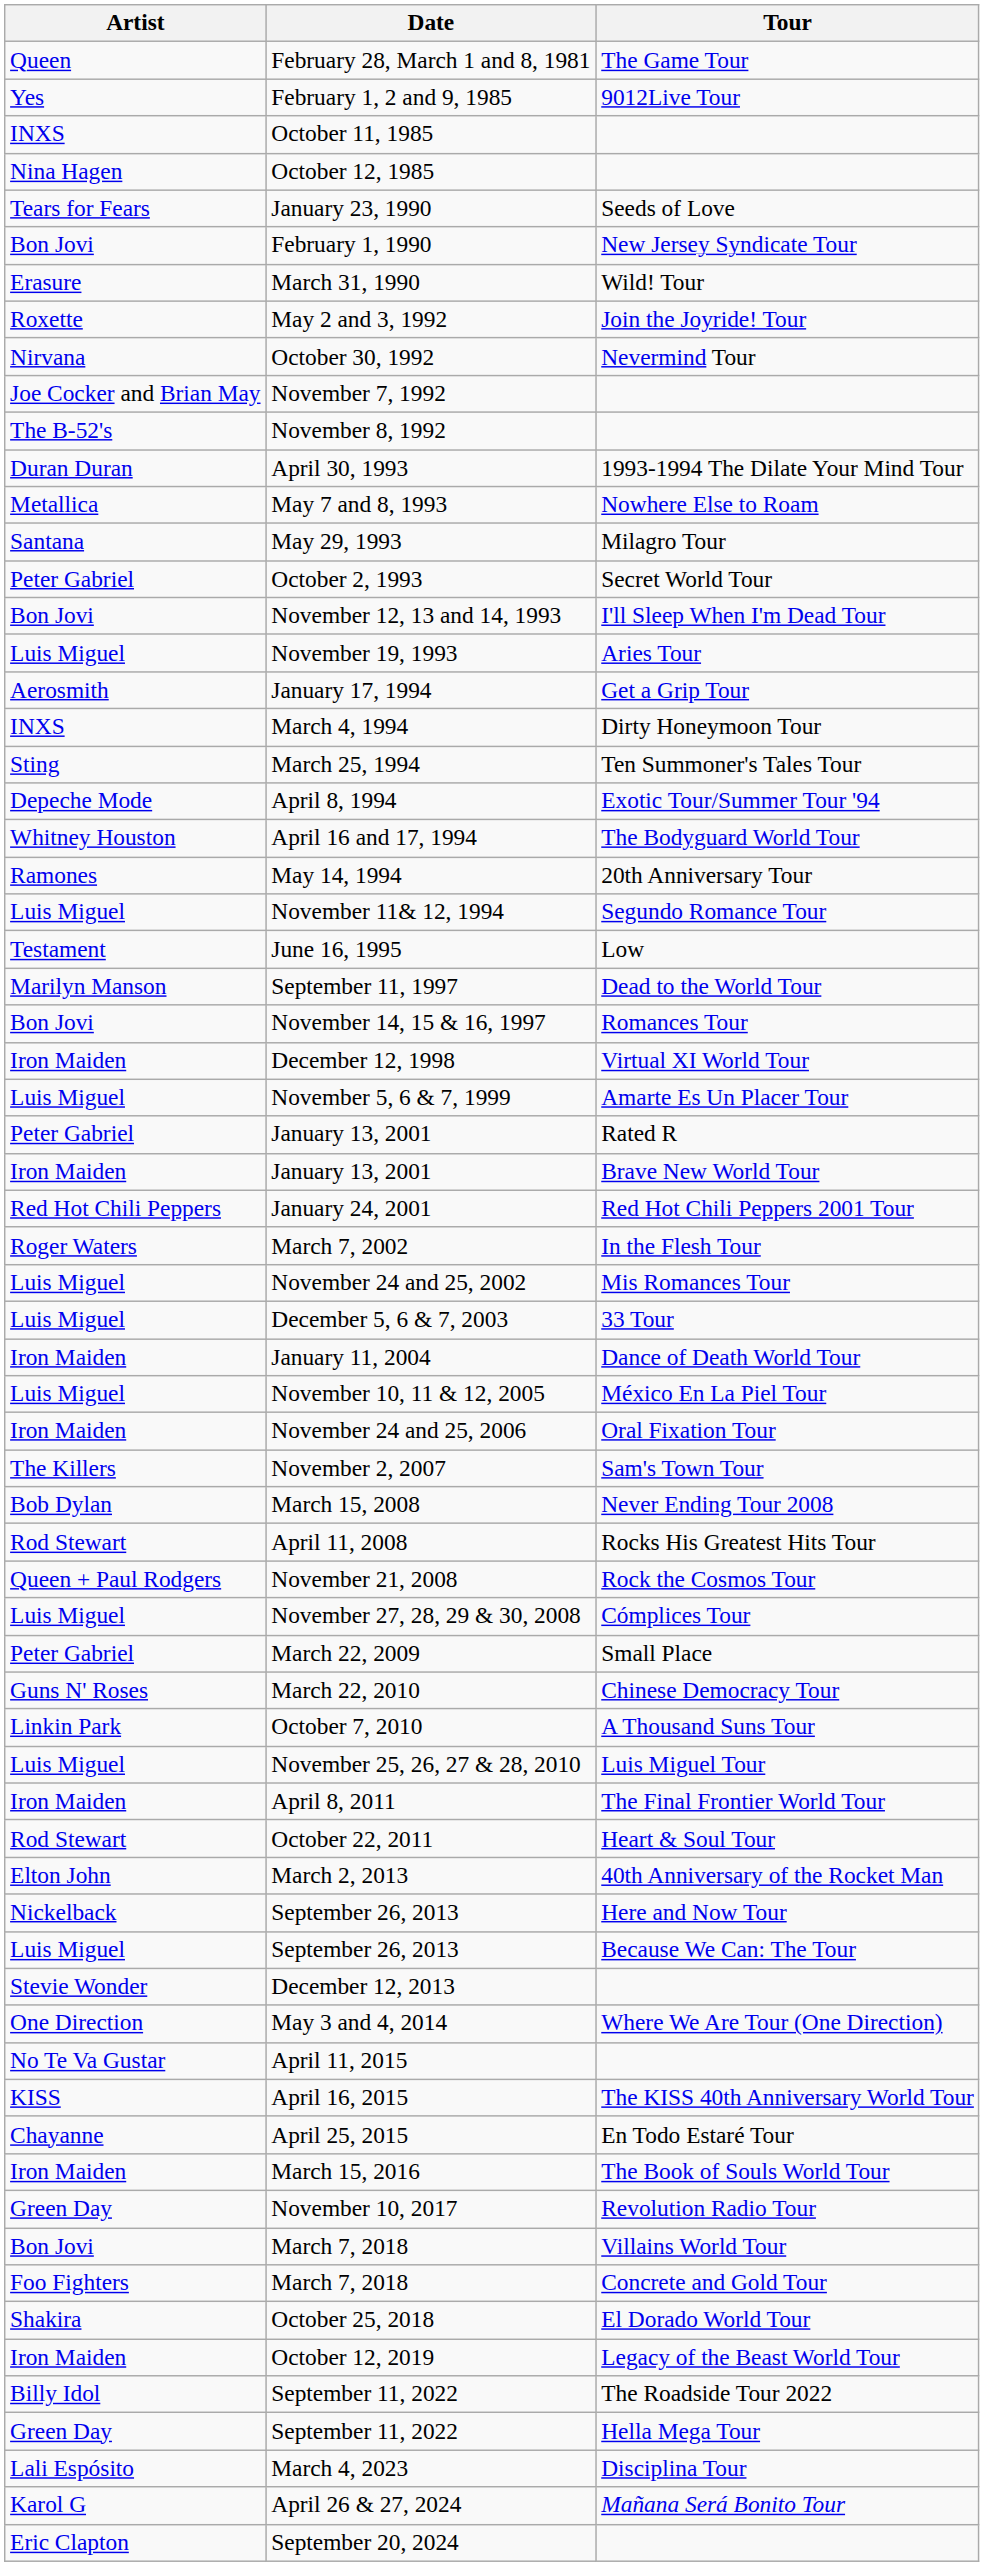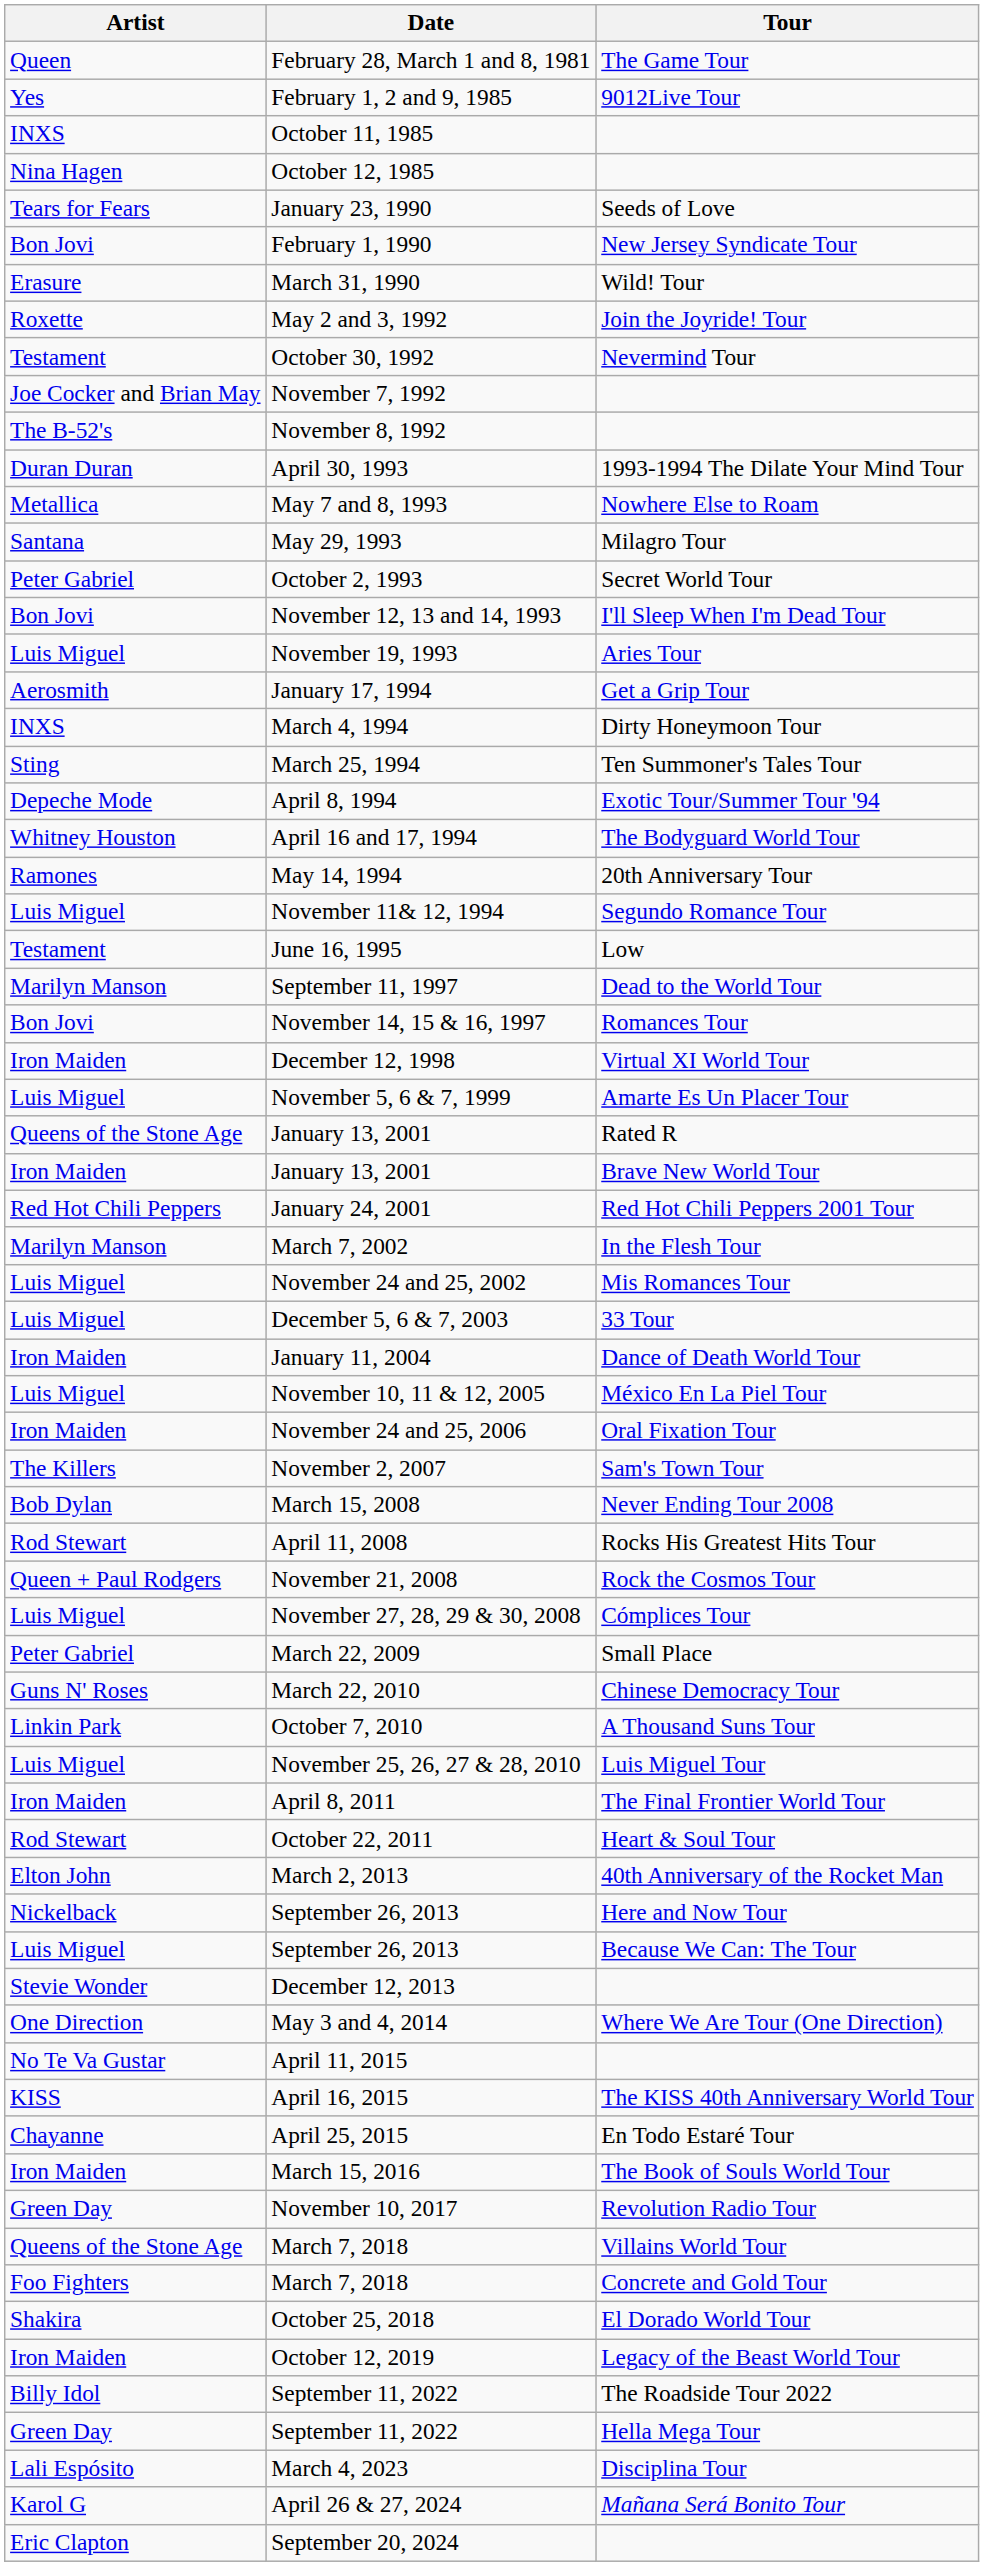(48, 356) Nirvana -> (58, 356) Testament
(72, 1134) Peter Gabriel -> (126, 1134) Queens of the Stone Age
(74, 1245) Roger Waters -> (88, 1245) Marilyn Manson
(52, 2245) Bon Jovi -> (126, 2245) Queens of the Stone Age
